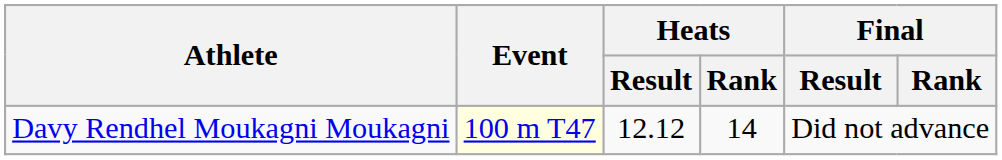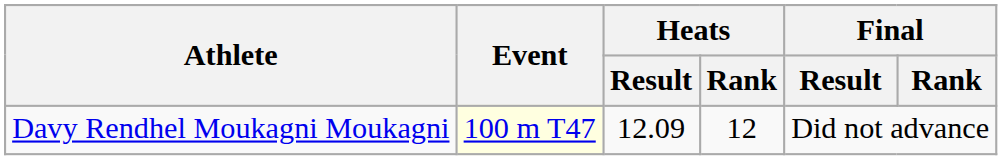(651, 129) 12.12 -> (651, 129) 12.09
(742, 129) 14 -> (742, 129) 12
